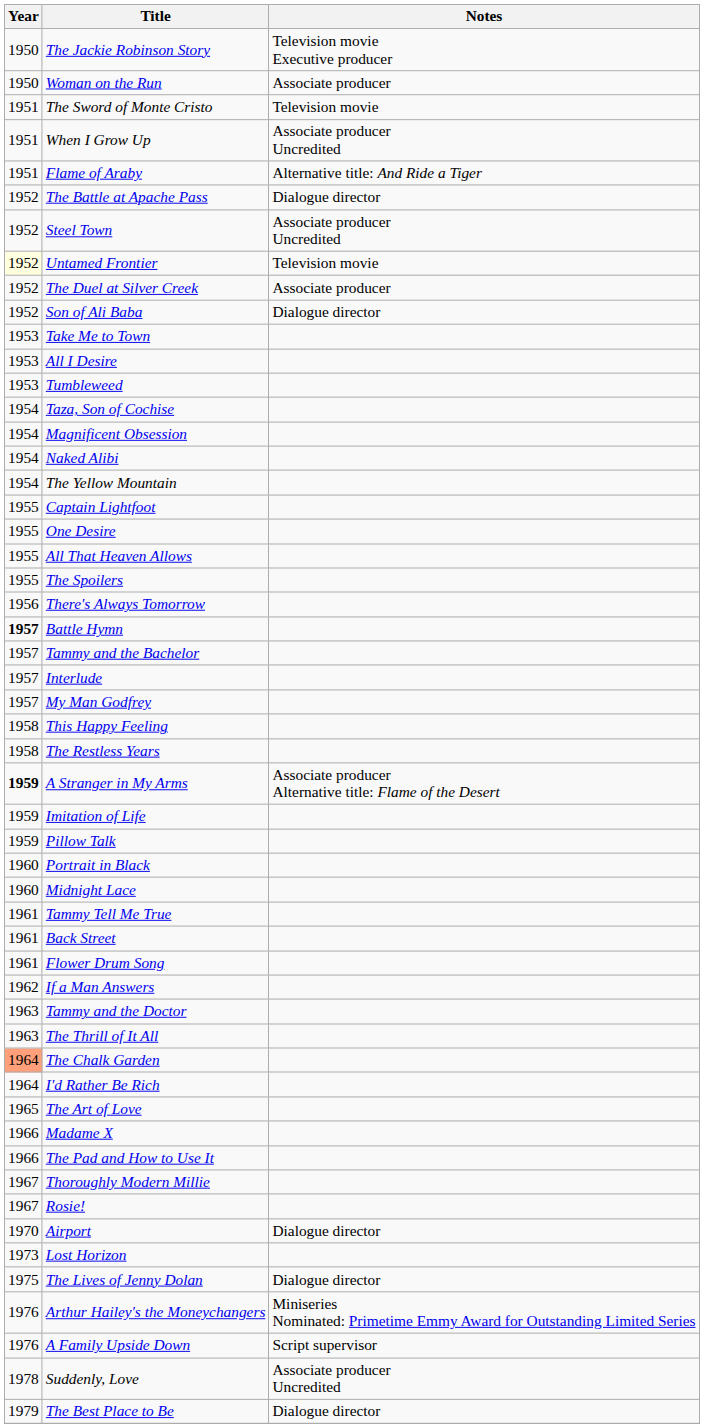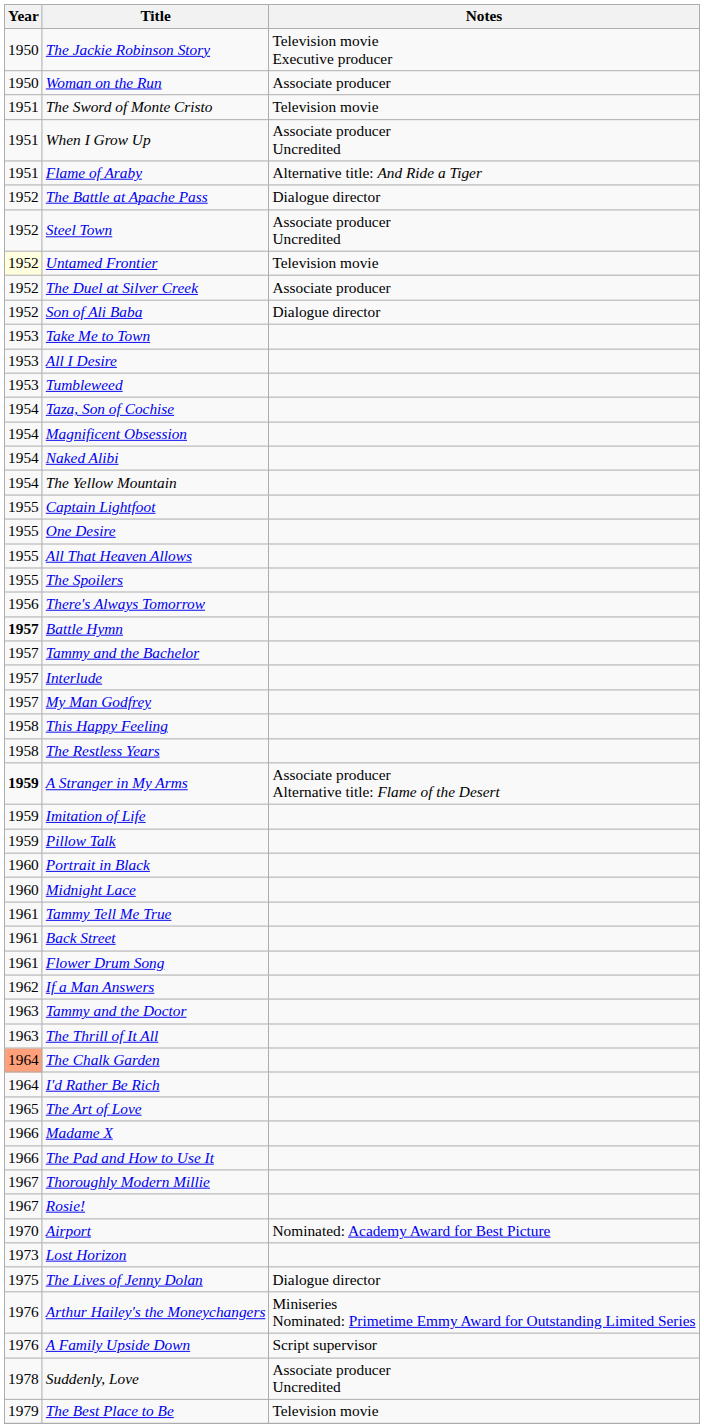(326, 1230) Dialogue director -> (411, 1230) Nominated: Academy Award for Best Picture
(326, 1411) Dialogue director -> (325, 1411) Television movie
